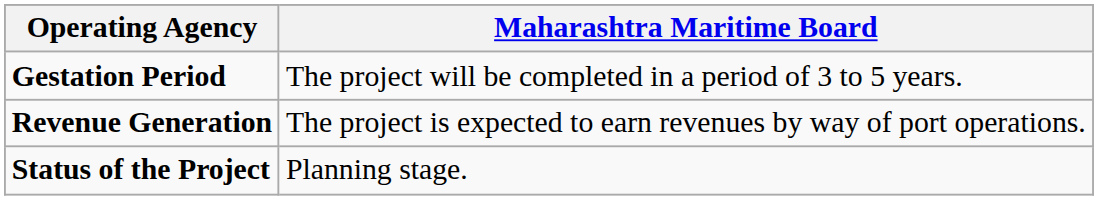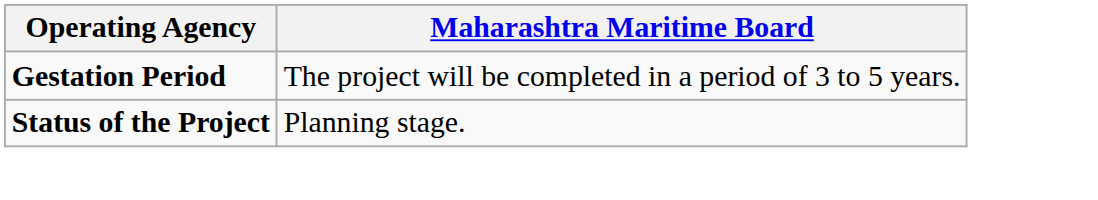- row: (142, 122)
